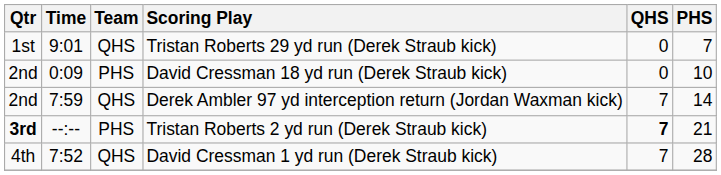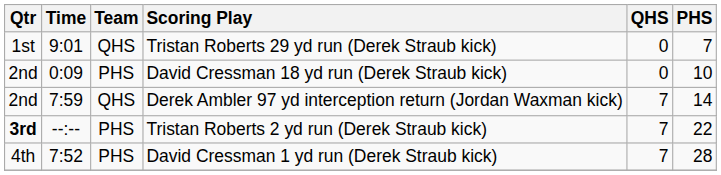(664, 128) bold -> (664, 128) normal
(703, 128) 21 -> (703, 128) 22
(116, 156) QHS -> (116, 156) PHS
